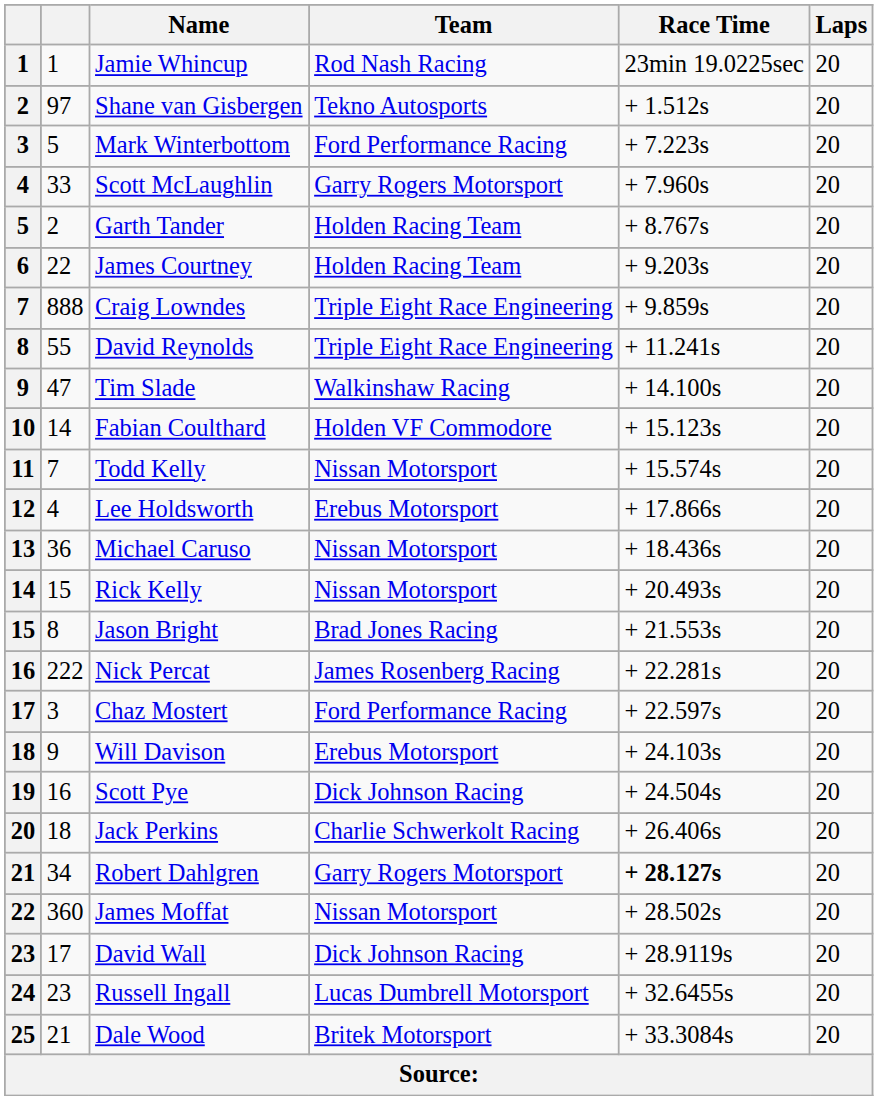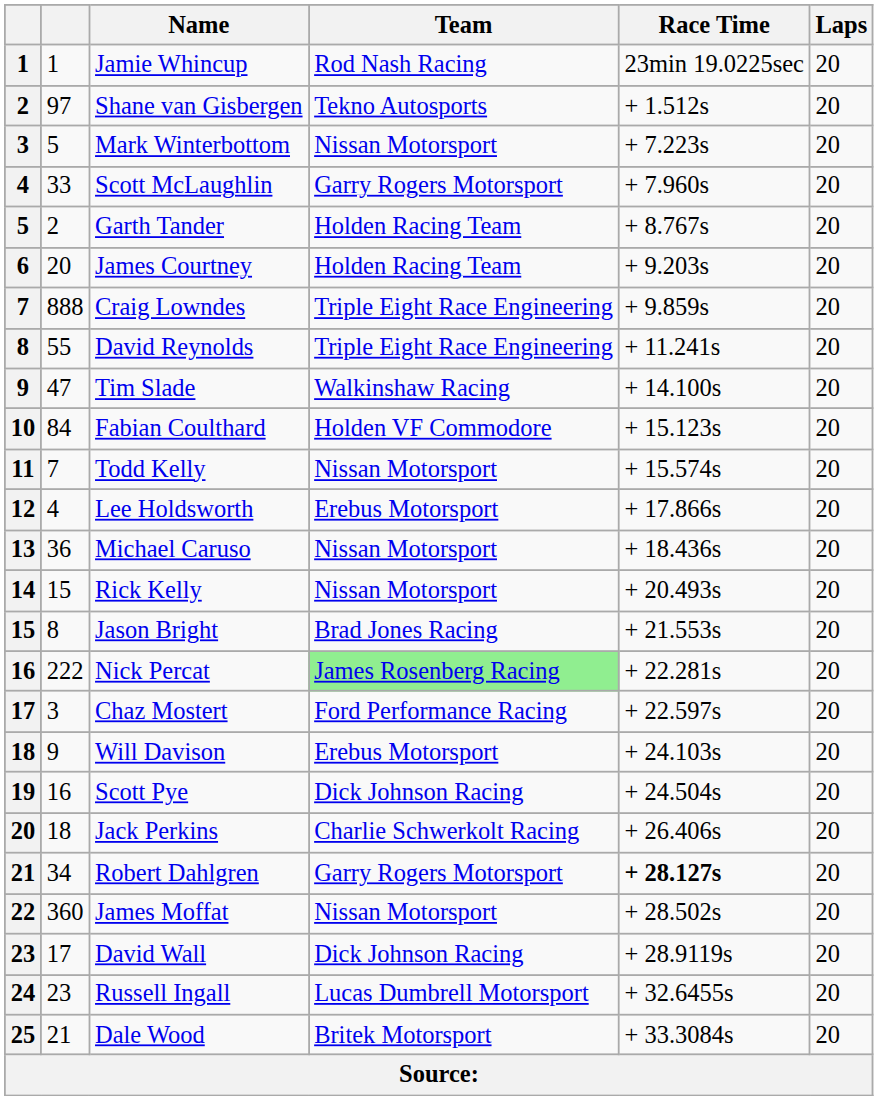(441, 145) Ford Performance Racing -> (406, 145) Nissan Motorsport
(59, 266) 22 -> (59, 266) 20
(59, 428) 14 -> (59, 428) 84
(437, 670) no background -> (437, 670) lightgreen background
